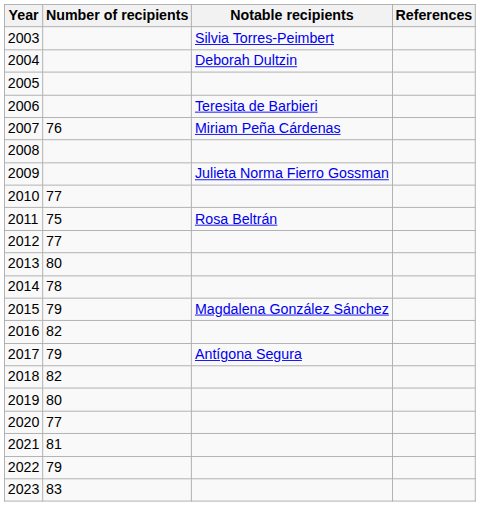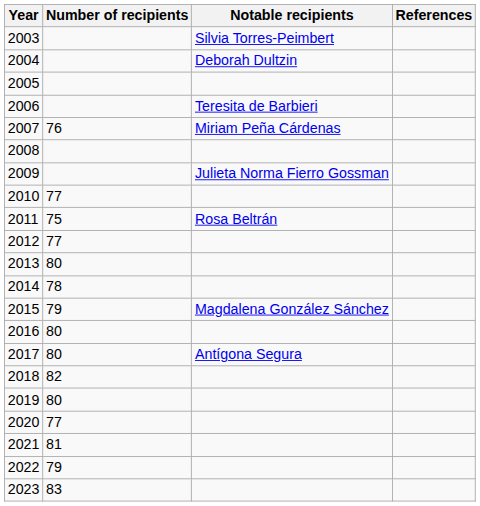(54, 331) 82 -> (54, 331) 80
(54, 354) 79 -> (54, 354) 80
